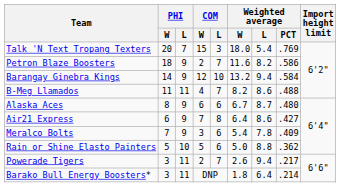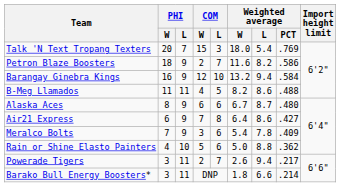(167, 77) 14 -> (167, 77) 16
(219, 91) 7 -> (219, 91) 5
(167, 147) 5 -> (167, 147) 4
(264, 175) 6.4 -> (264, 175) 6.6
